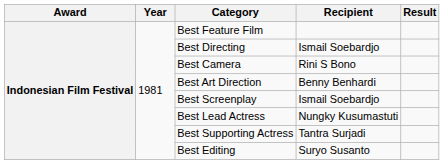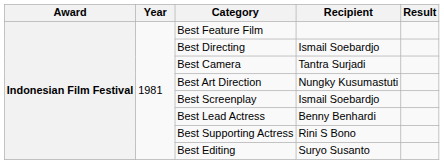(327, 64) Rini S Bono -> (332, 64) Tantra Surjadi
(337, 82) Benny Benhardi -> (348, 82) Nungky Kusumastuti
(348, 116) Nungky Kusumastuti -> (337, 116) Benny Benhardi
(332, 133) Tantra Surjadi -> (327, 133) Rini S Bono
